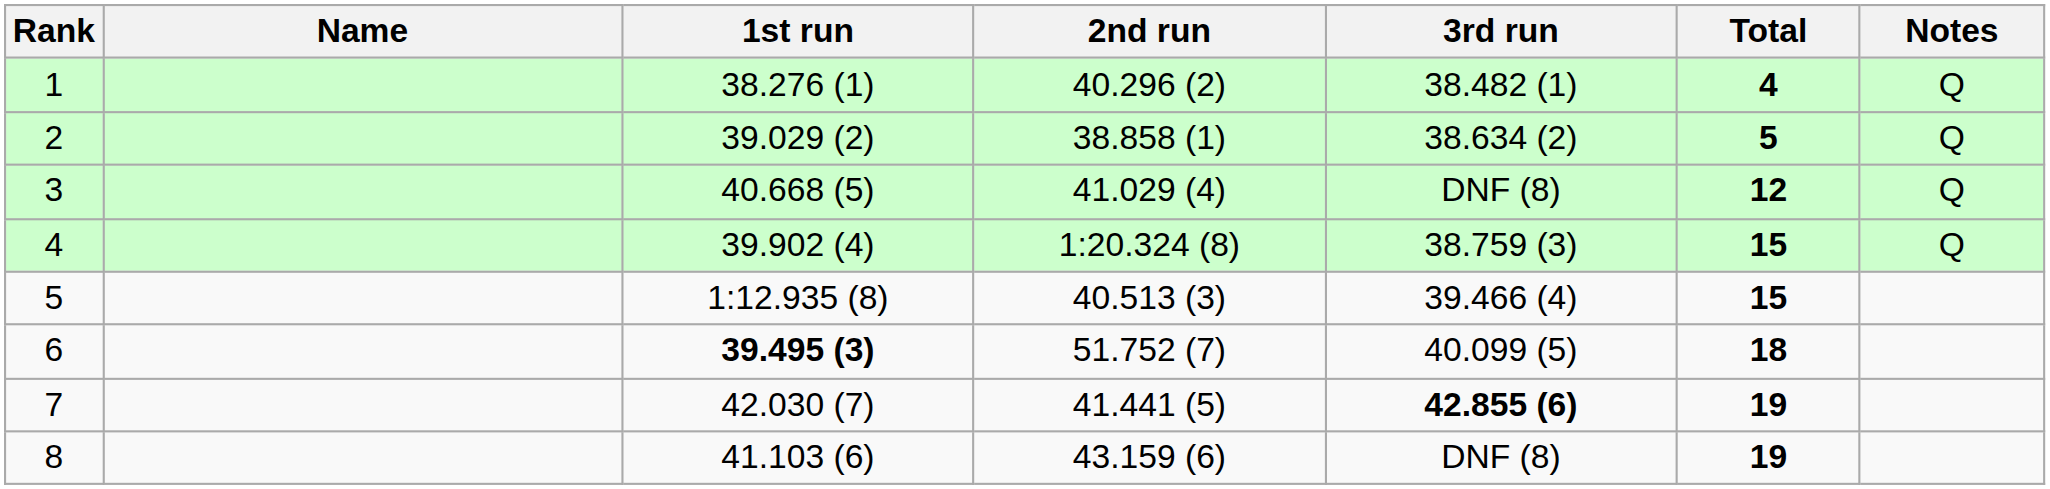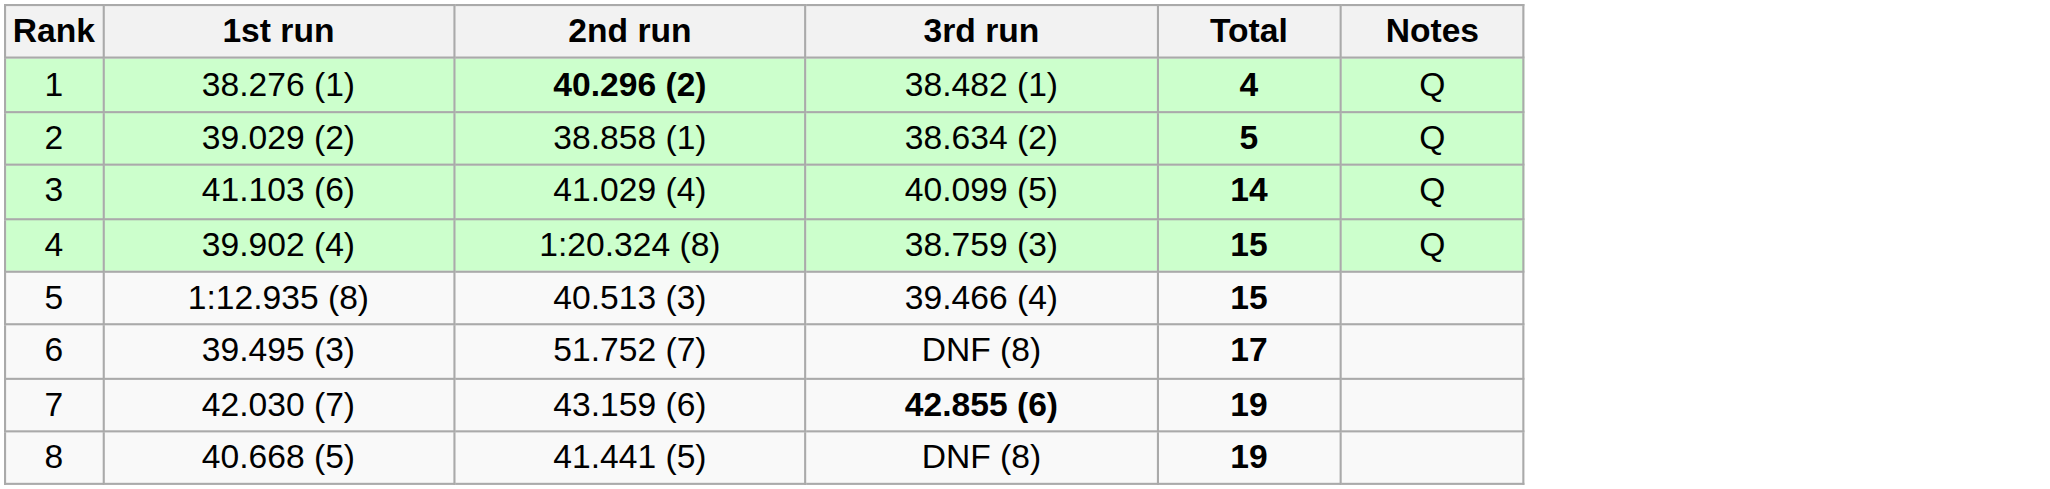- column: (362, 31)
(1149, 84) normal -> (630, 84) bold
(798, 191) 40.668 (5) -> (278, 191) 41.103 (6)
(1501, 191) DNF (8) -> (981, 191) 40.099 (5)
(1768, 191) 12 -> (1249, 191) 14
(798, 350) bold -> (278, 350) normal
(1501, 350) 40.099 (5) -> (981, 350) DNF (8)
(1768, 350) 18 -> (1249, 350) 17
(1149, 404) 41.441 (5) -> (630, 404) 43.159 (6)
(798, 457) 41.103 (6) -> (278, 457) 40.668 (5)
(1149, 457) 43.159 (6) -> (630, 457) 41.441 (5)
